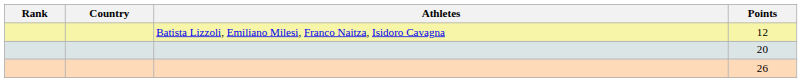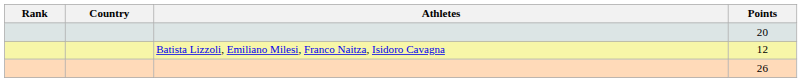rows swapped: (762, 32) <-> (762, 50)
